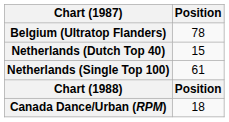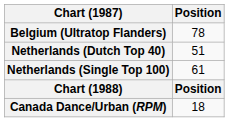(198, 51) 15 -> (198, 51) 51
